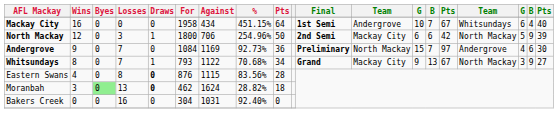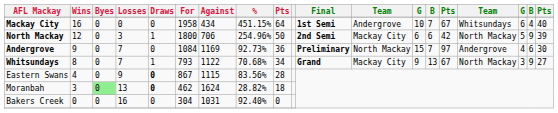(120, 75) 8 -> (120, 75) 9
(185, 75) 876 -> (185, 75) 867
